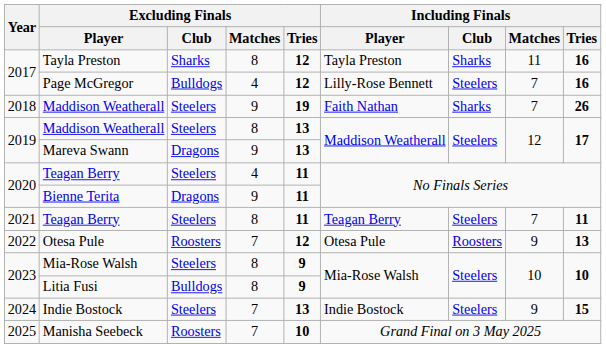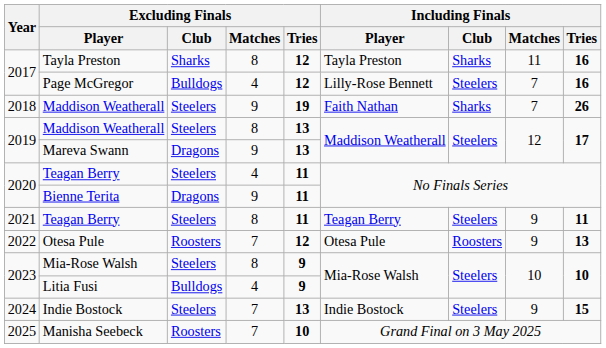(534, 219) 7 -> (534, 219) 9
(255, 286) 8 -> (255, 286) 4
